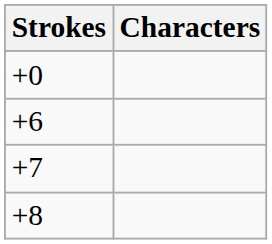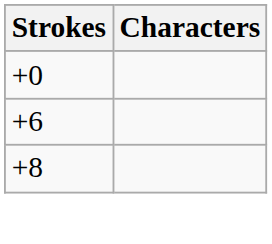- row: (27, 167)
